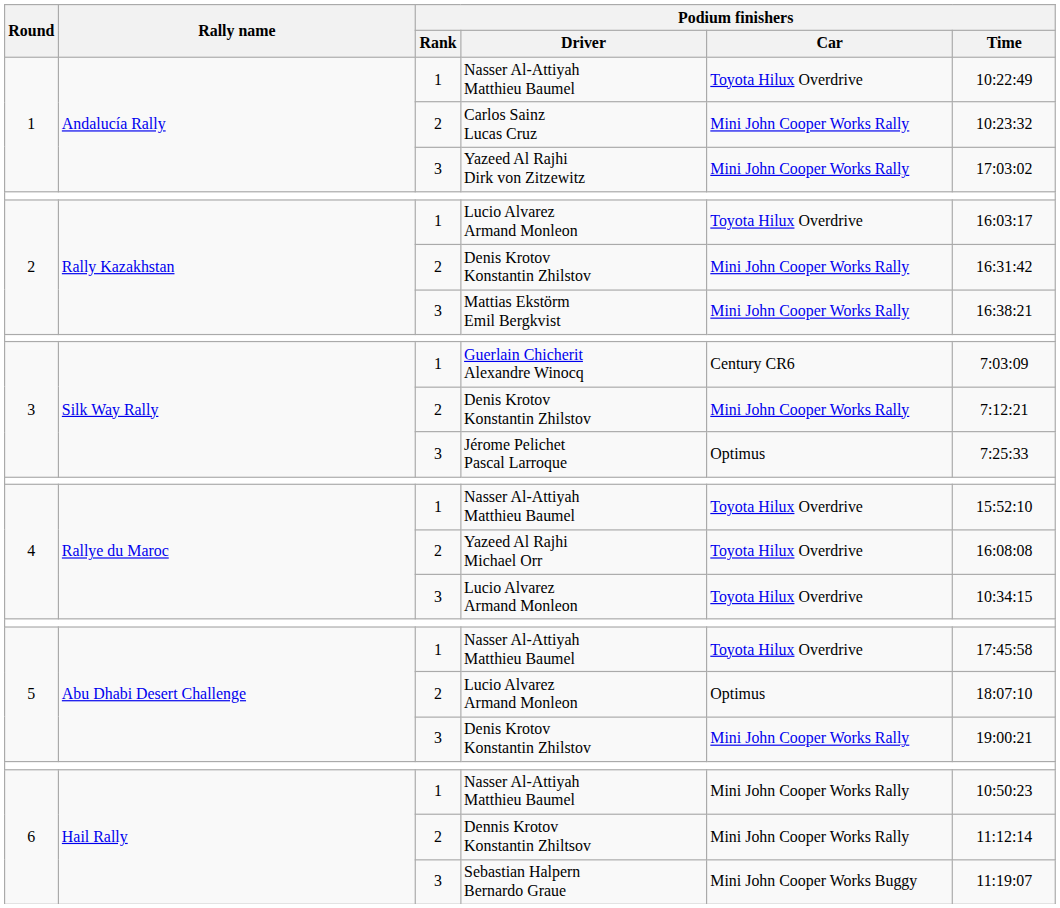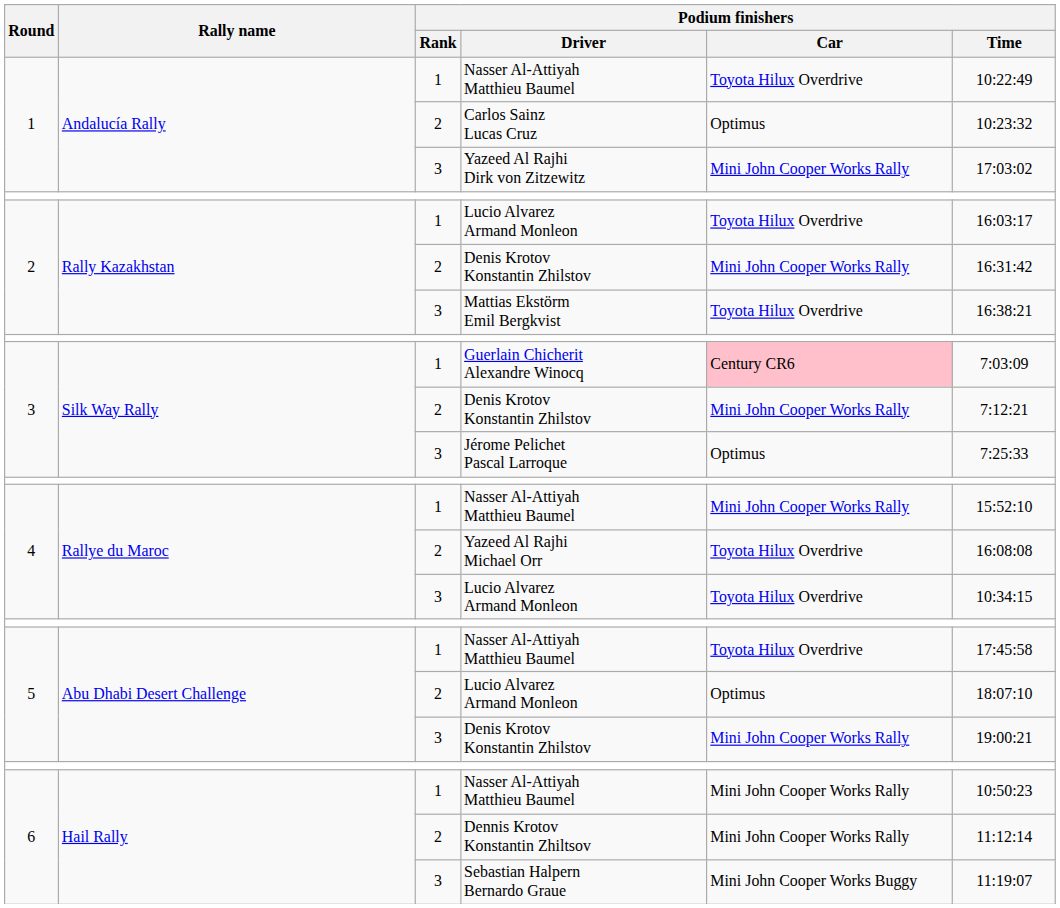(810, 124) Mini John Cooper Works Rally -> (738, 124) Optimus
(810, 311) Mini John Cooper Works Rally -> (787, 311) Toyota Hilux Overdrive
(753, 363) no background -> (753, 363) pink background
(787, 506) Toyota Hilux Overdrive -> (810, 506) Mini John Cooper Works Rally
